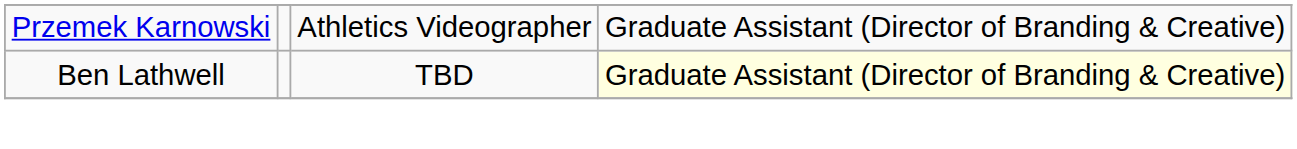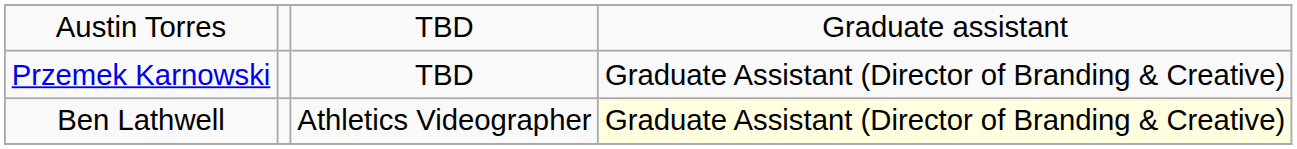+ row: (141, 27)
(444, 27) Athletics Videographer -> (444, 74) TBD
(444, 74) TBD -> (444, 120) Athletics Videographer
